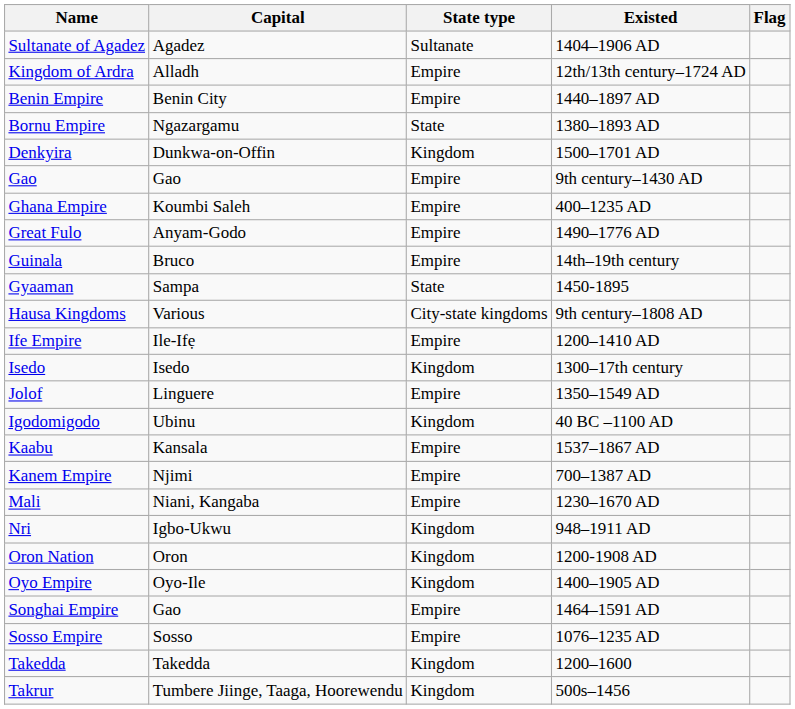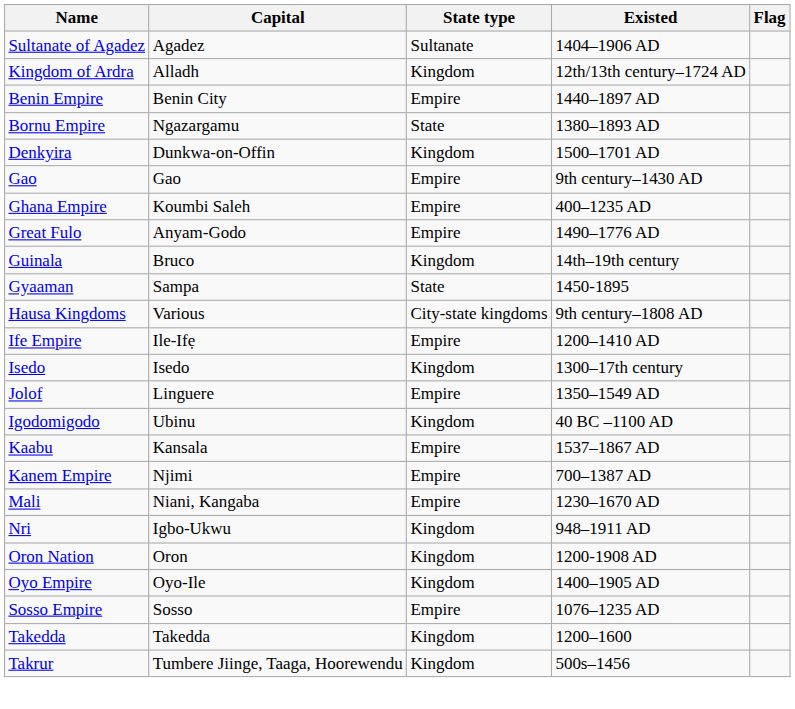(435, 71) Empire -> (443, 71) Kingdom
(435, 260) Empire -> (443, 260) Kingdom
- row: (63, 609)
